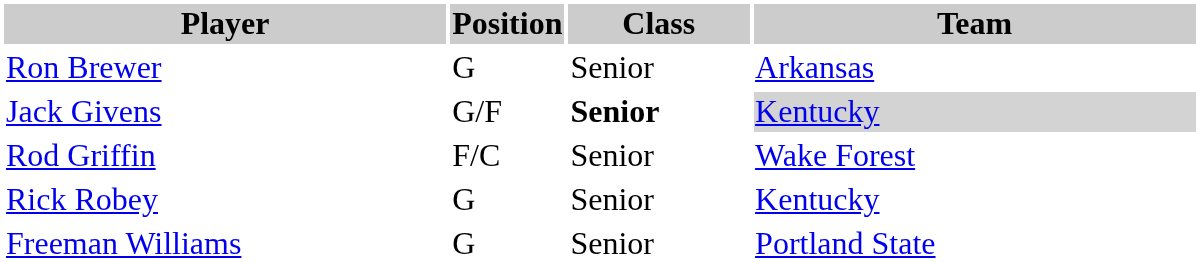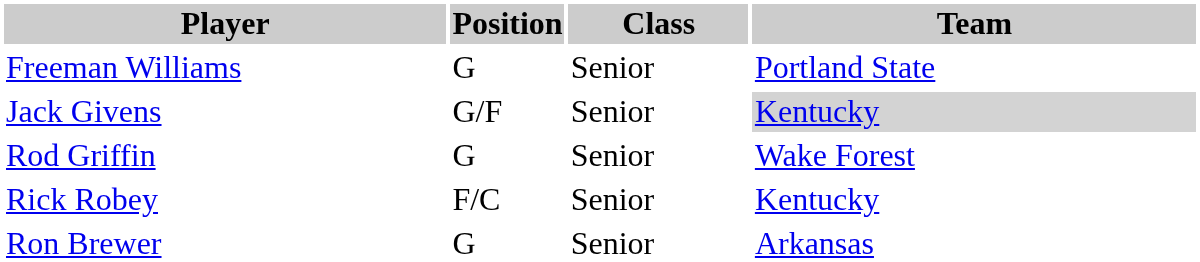rows swapped: (84, 67) <-> (124, 243)
(615, 111) bold -> (612, 111) normal
(476, 155) F/C -> (464, 155) G
(464, 199) G -> (476, 199) F/C
